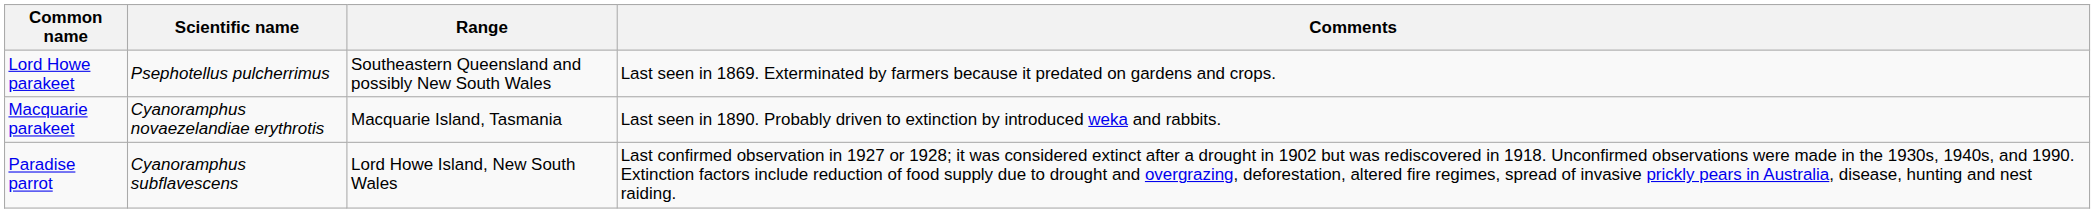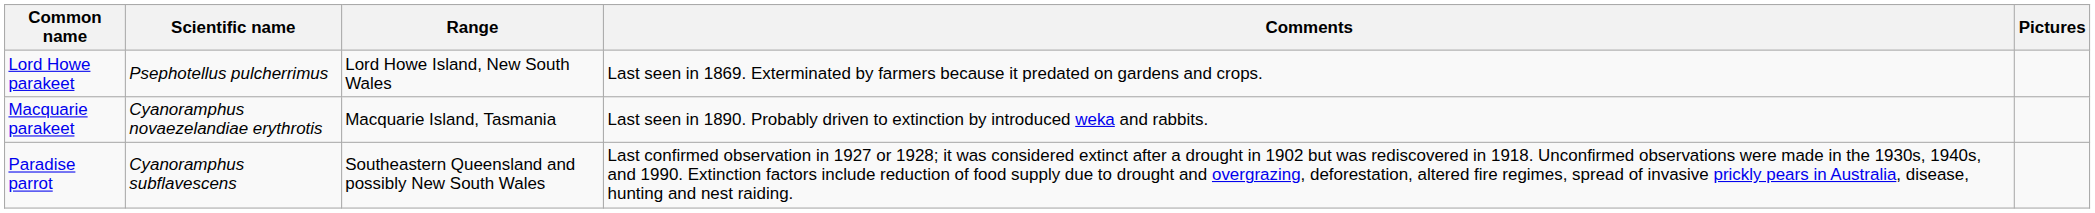+ column: (2052, 27)
(466, 73) Southeastern Queensland and possibly New South Wales -> (457, 73) Lord Howe Island, New South Wales
(463, 174) Lord Howe Island, New South Wales -> (460, 174) Southeastern Queensland and possibly New South Wales
